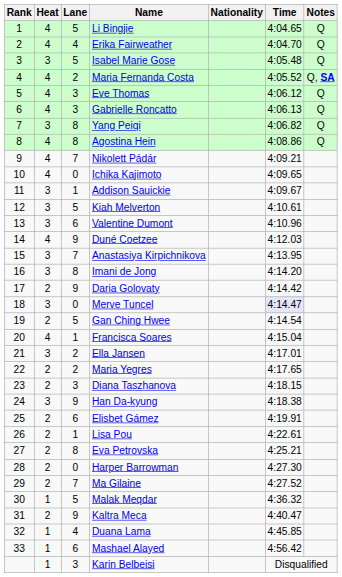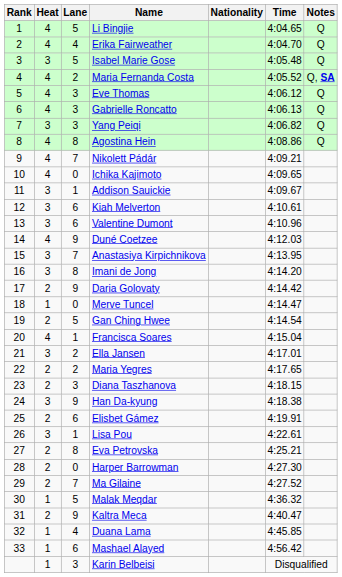(75, 126) 8 -> (75, 126) 3
(75, 207) 5 -> (75, 207) 6
(48, 304) 3 -> (48, 304) 1
(285, 304) lavender background -> (285, 304) no background
(48, 434) 2 -> (48, 434) 3
